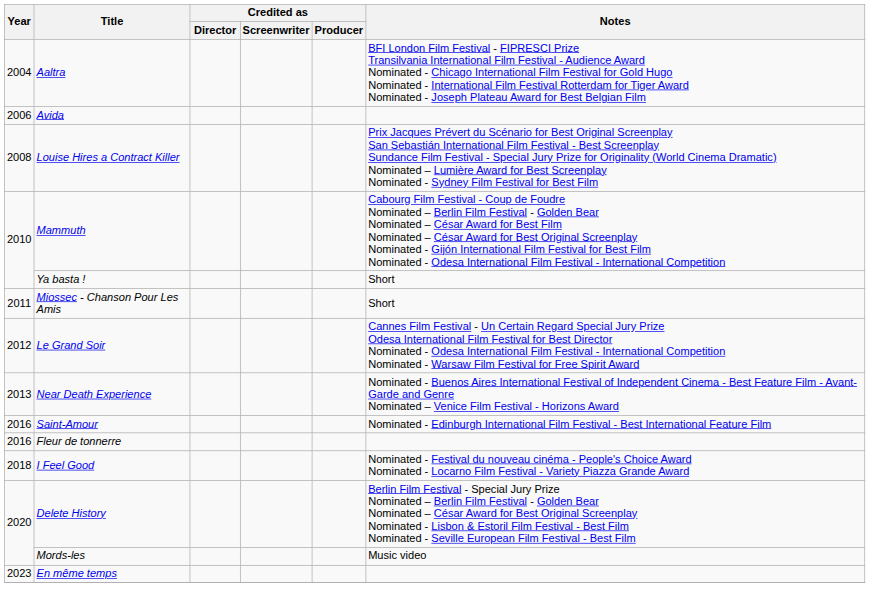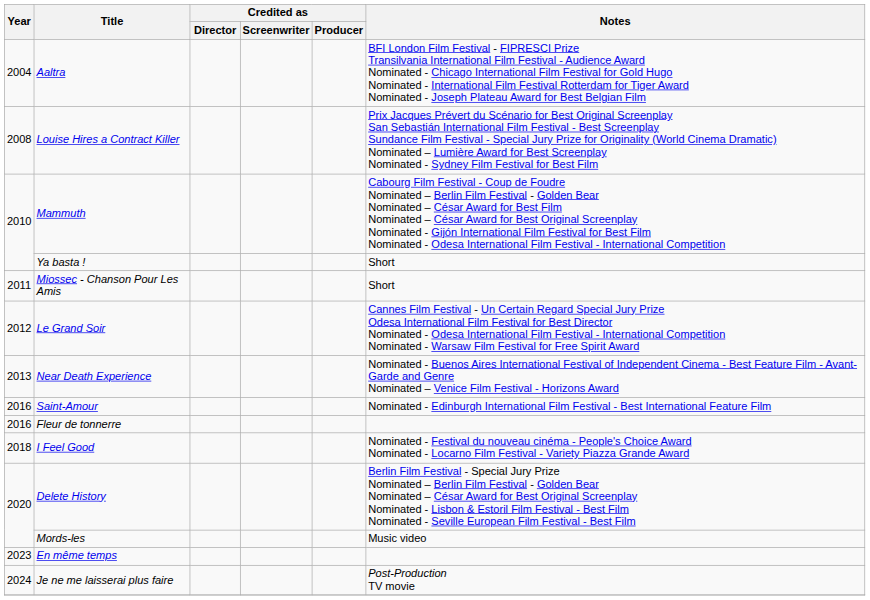- row: (50, 115)
+ row: (105, 580)
